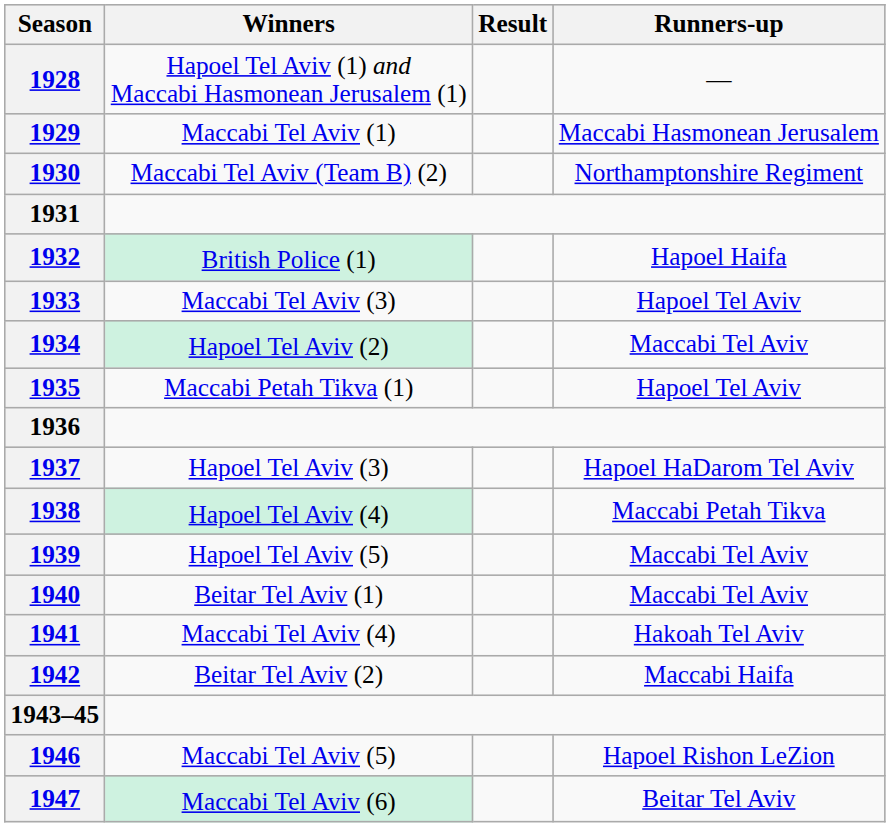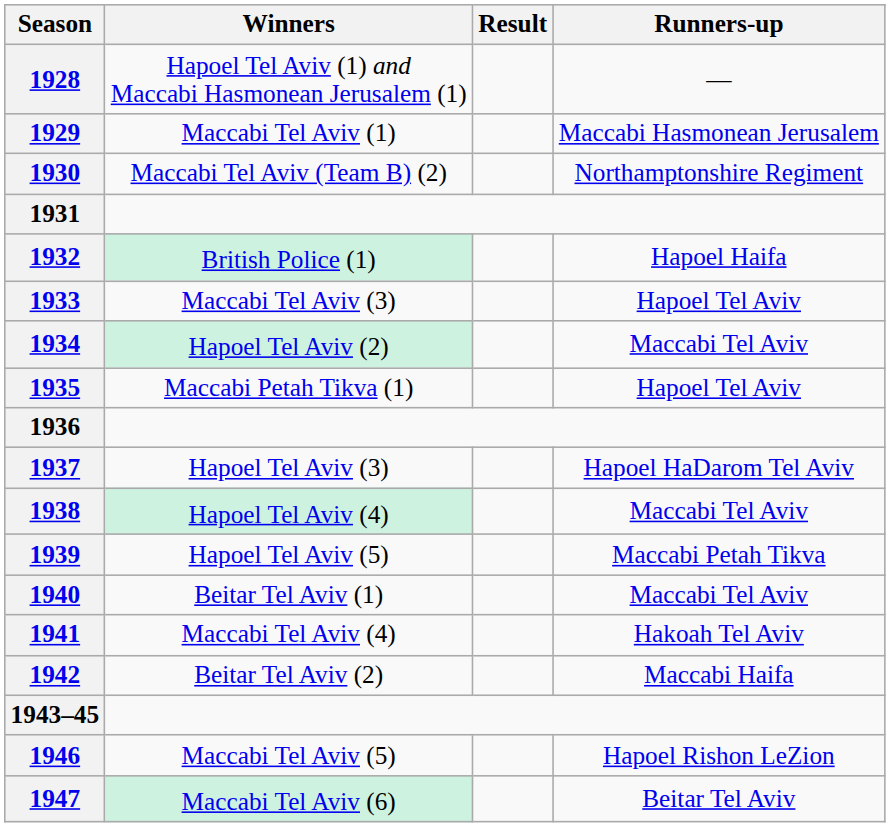(719, 511) Maccabi Petah Tikva -> (719, 511) Maccabi Tel Aviv
(719, 554) Maccabi Tel Aviv -> (719, 554) Maccabi Petah Tikva
